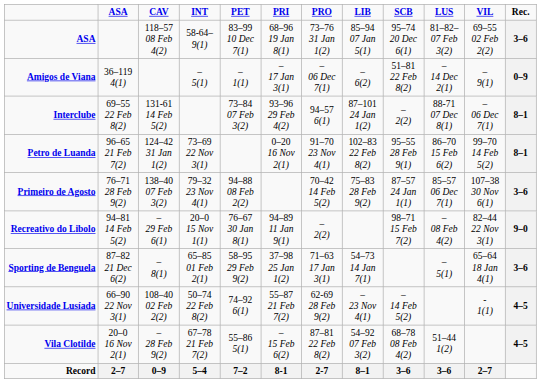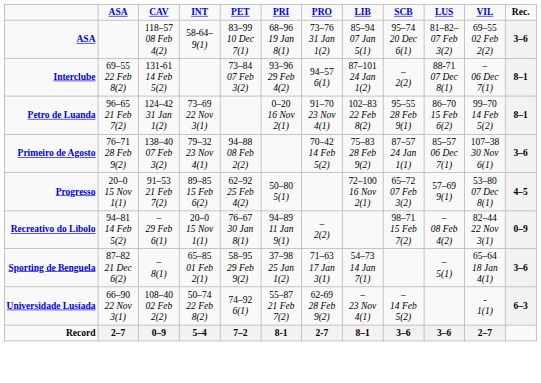- row: (61, 77)
+ row: (76, 192)
(521, 230) 9–0 -> (521, 230) 0–9
(521, 306) 4–5 -> (521, 306) 6–3
- row: (70, 344)
